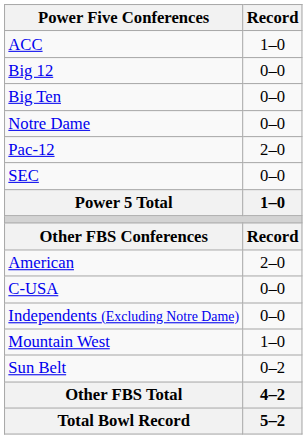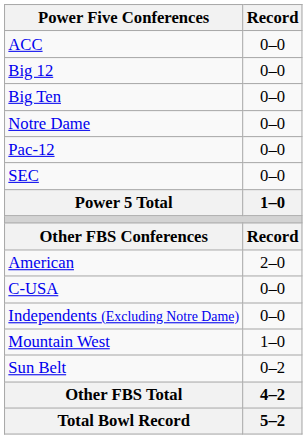(273, 44) 1–0 -> (273, 44) 0–0
(273, 149) 2–0 -> (273, 149) 0–0
